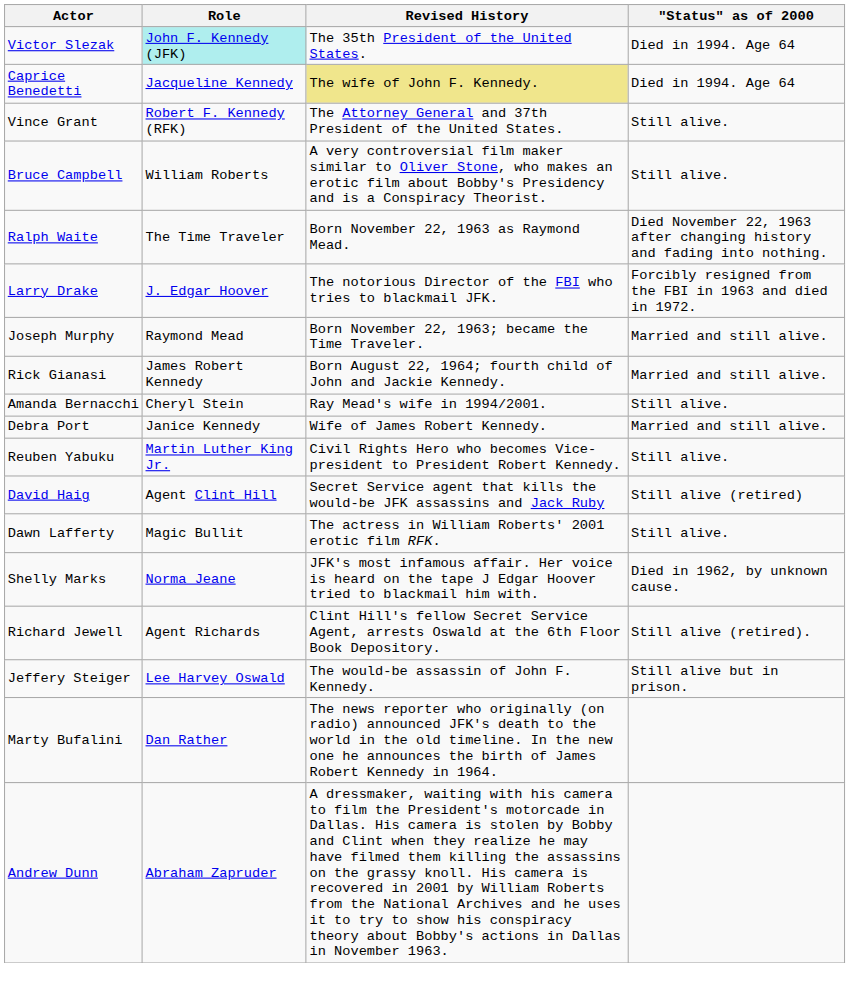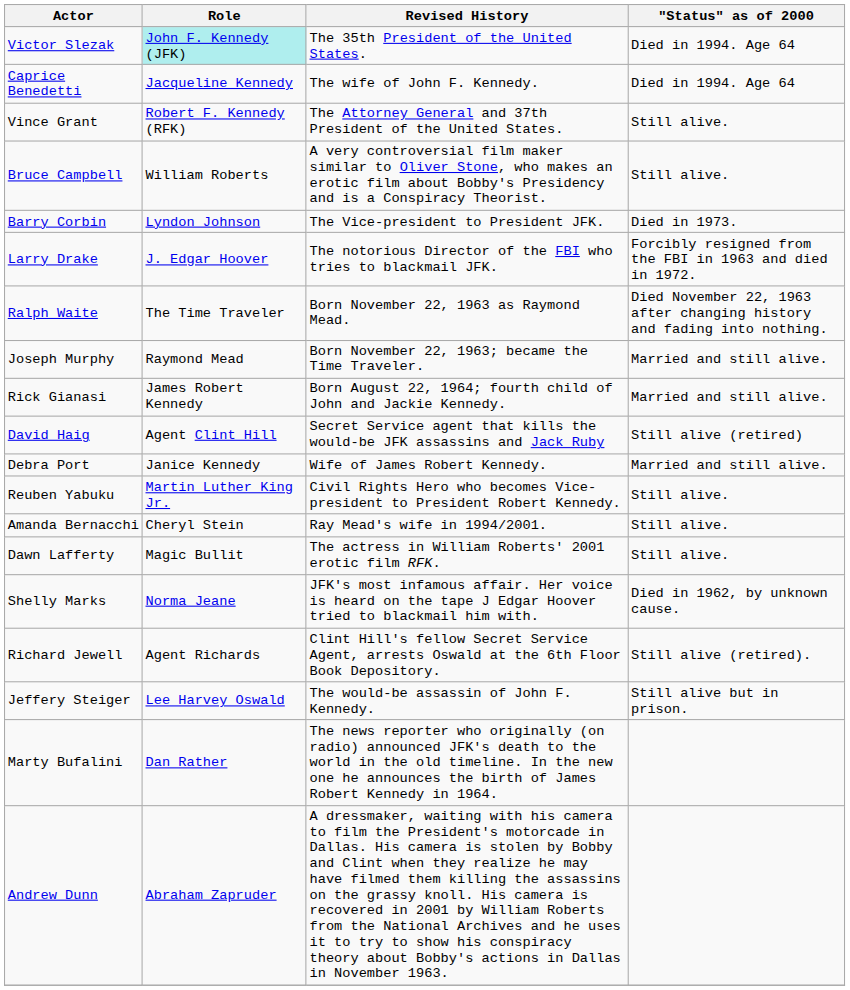(424, 84) khaki background -> (424, 84) no background
+ row: (57, 221)
rows swapped: (53, 291) <-> (53, 237)
rows swapped: (49, 495) <-> (73, 405)
